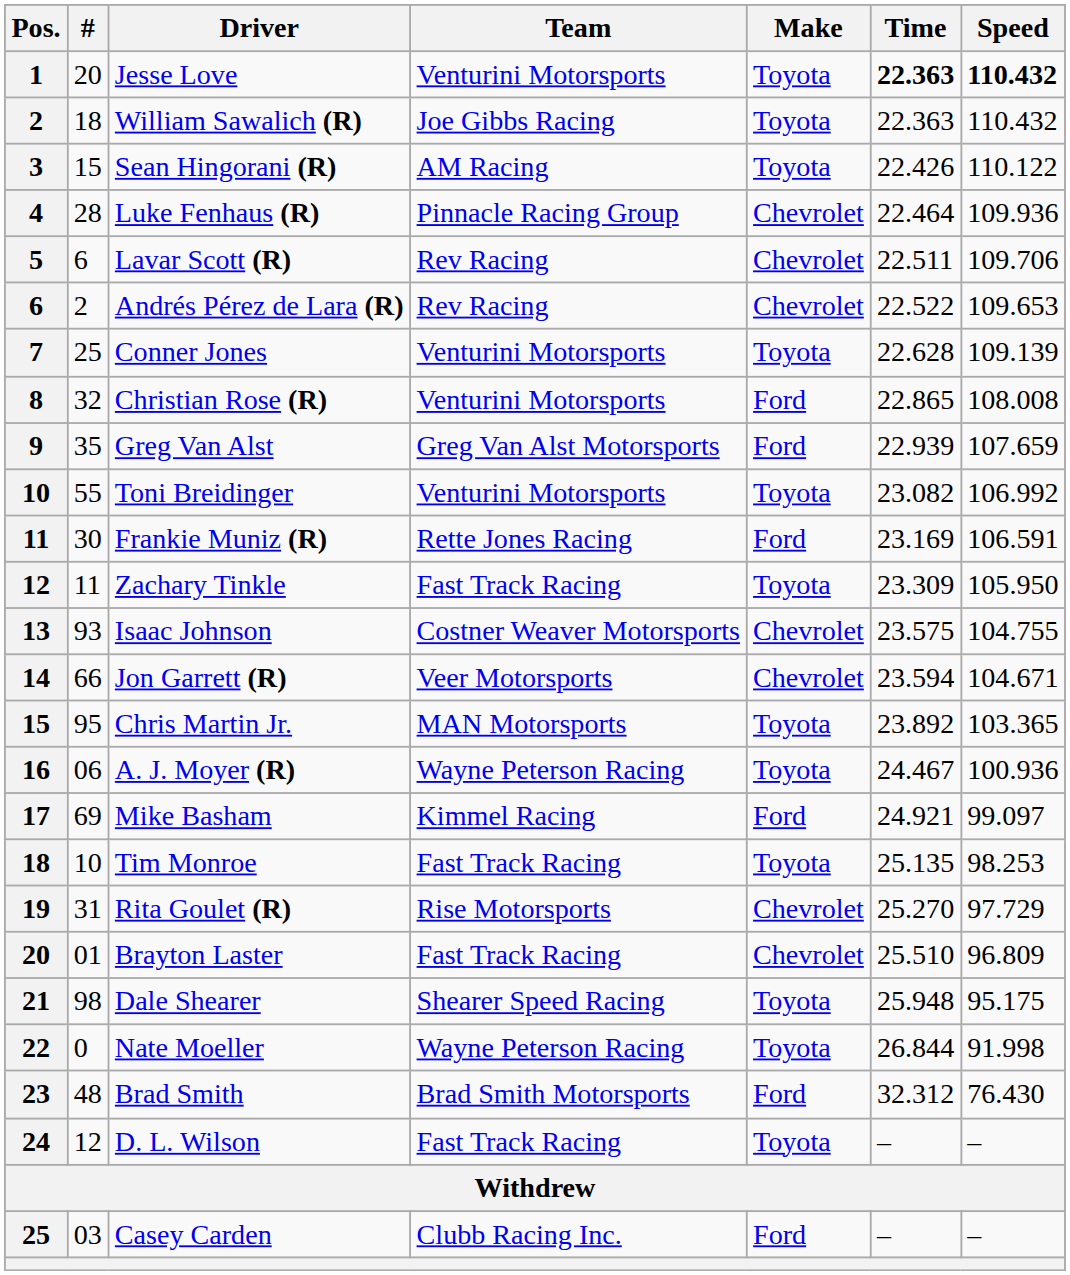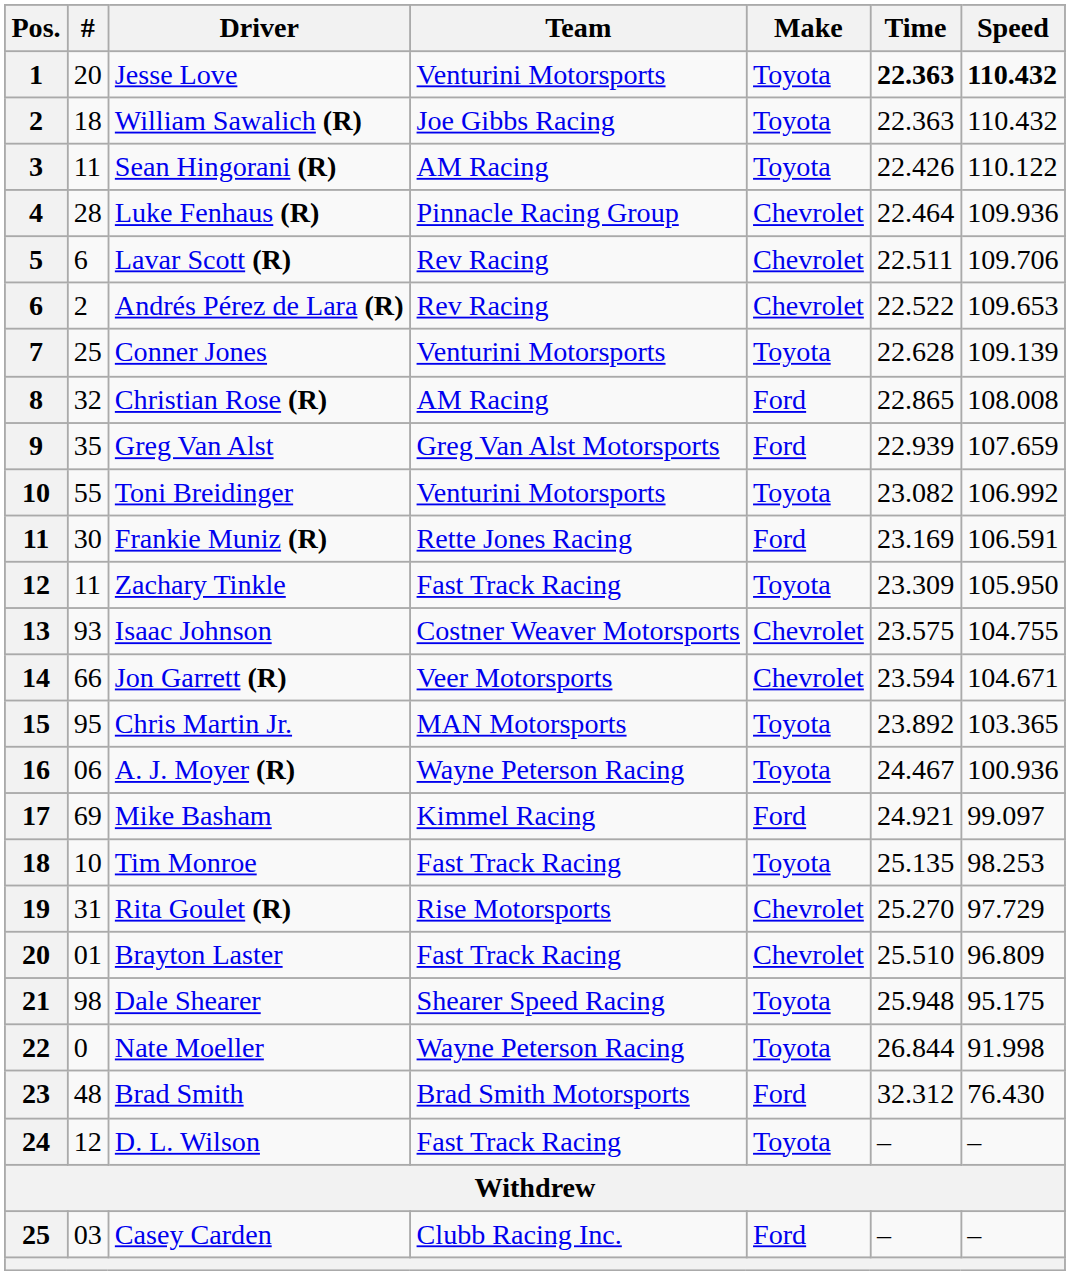(88, 166) 15 -> (87, 166) 11
(541, 398) Venturini Motorsports -> (483, 398) AM Racing
